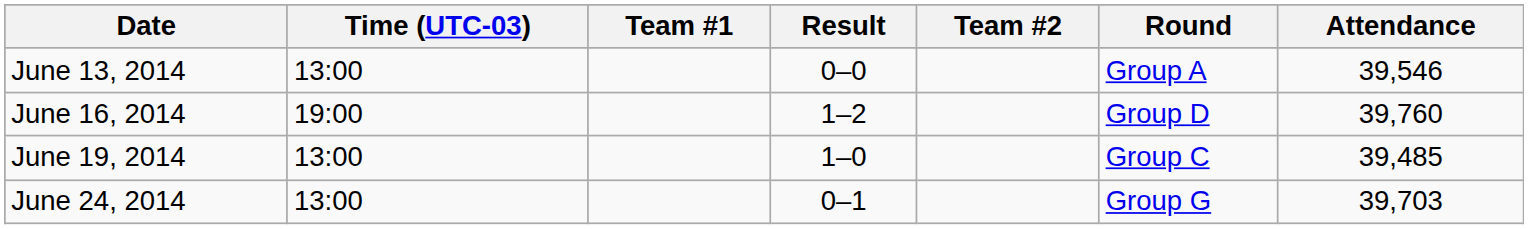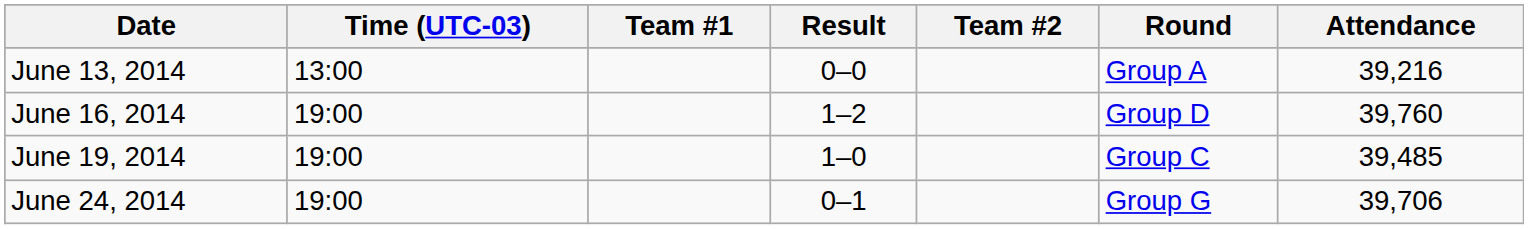(1401, 69) 39,546 -> (1401, 69) 39,216
(328, 157) 13:00 -> (328, 157) 19:00
(328, 200) 13:00 -> (328, 200) 19:00
(1401, 200) 39,703 -> (1401, 200) 39,706
